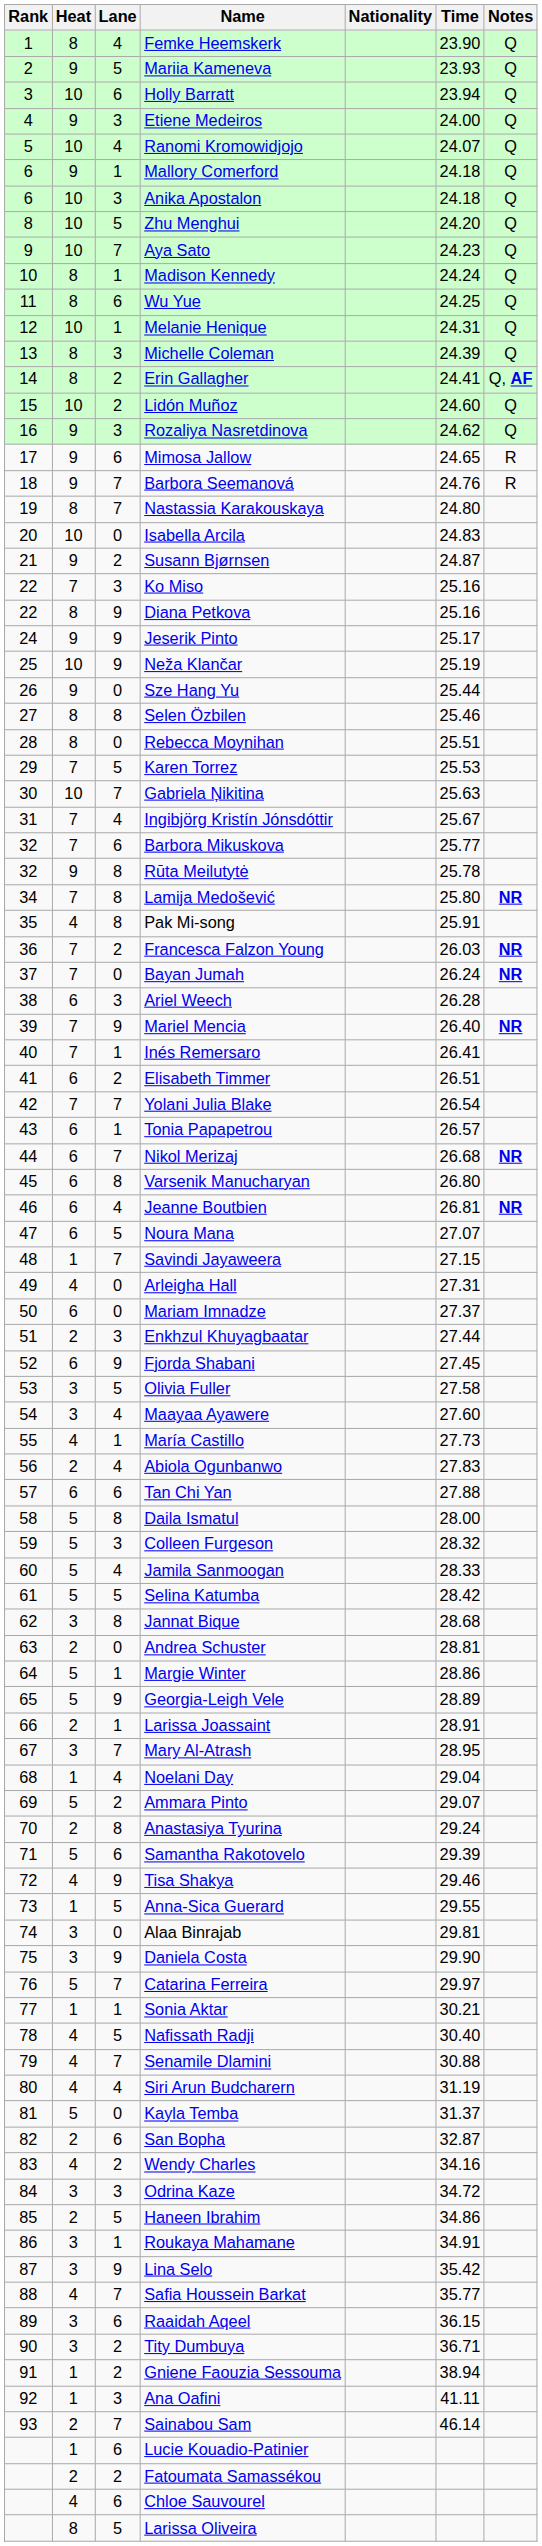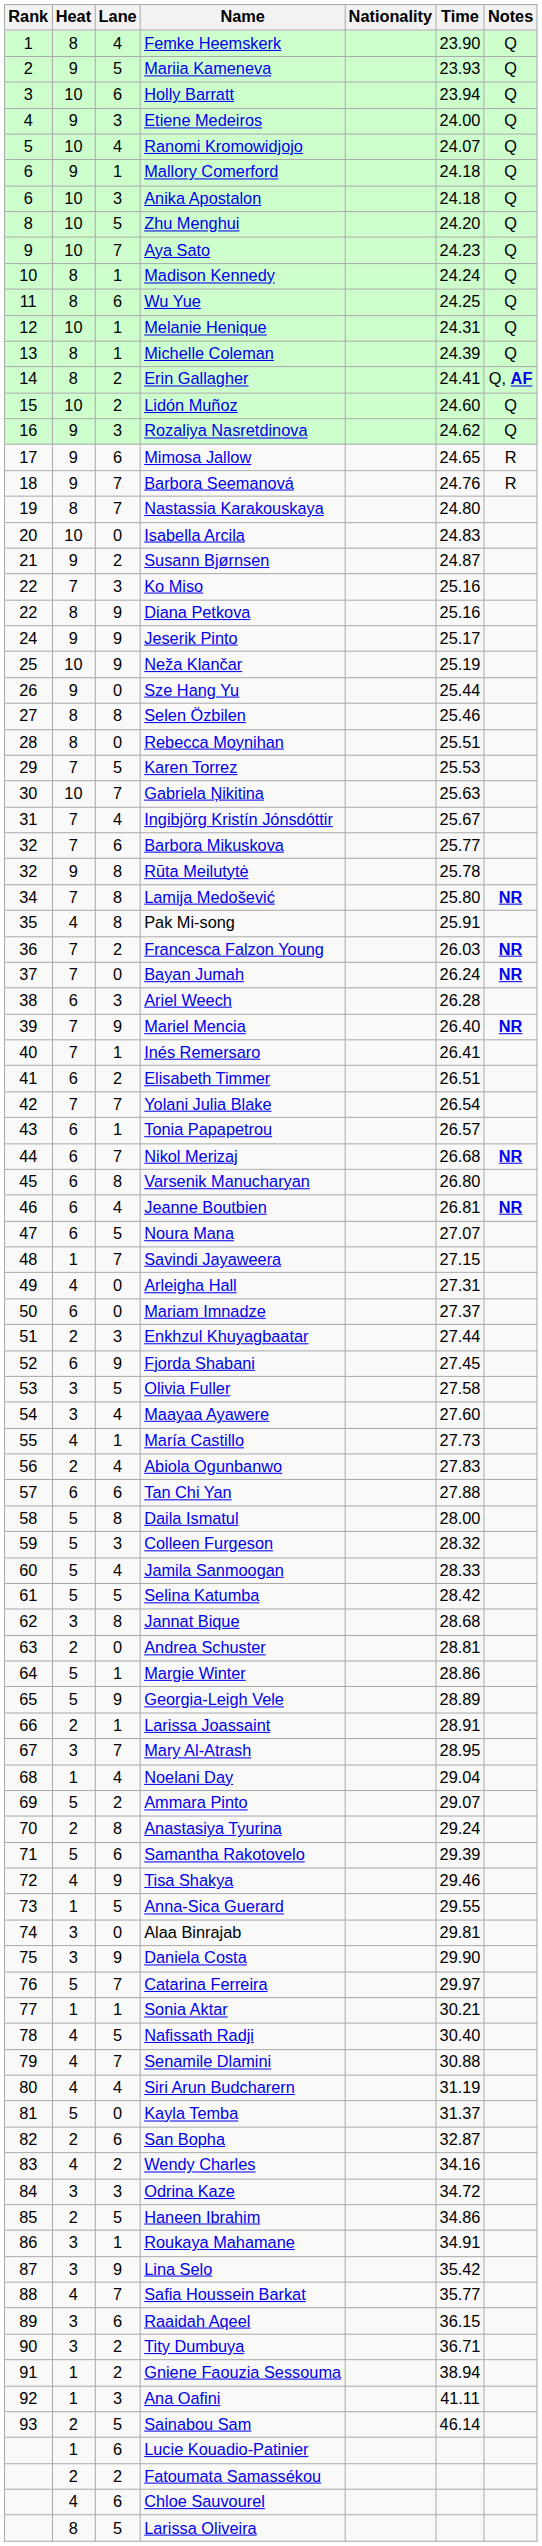(118, 353) 3 -> (118, 353) 1
(118, 2424) 7 -> (118, 2424) 5
